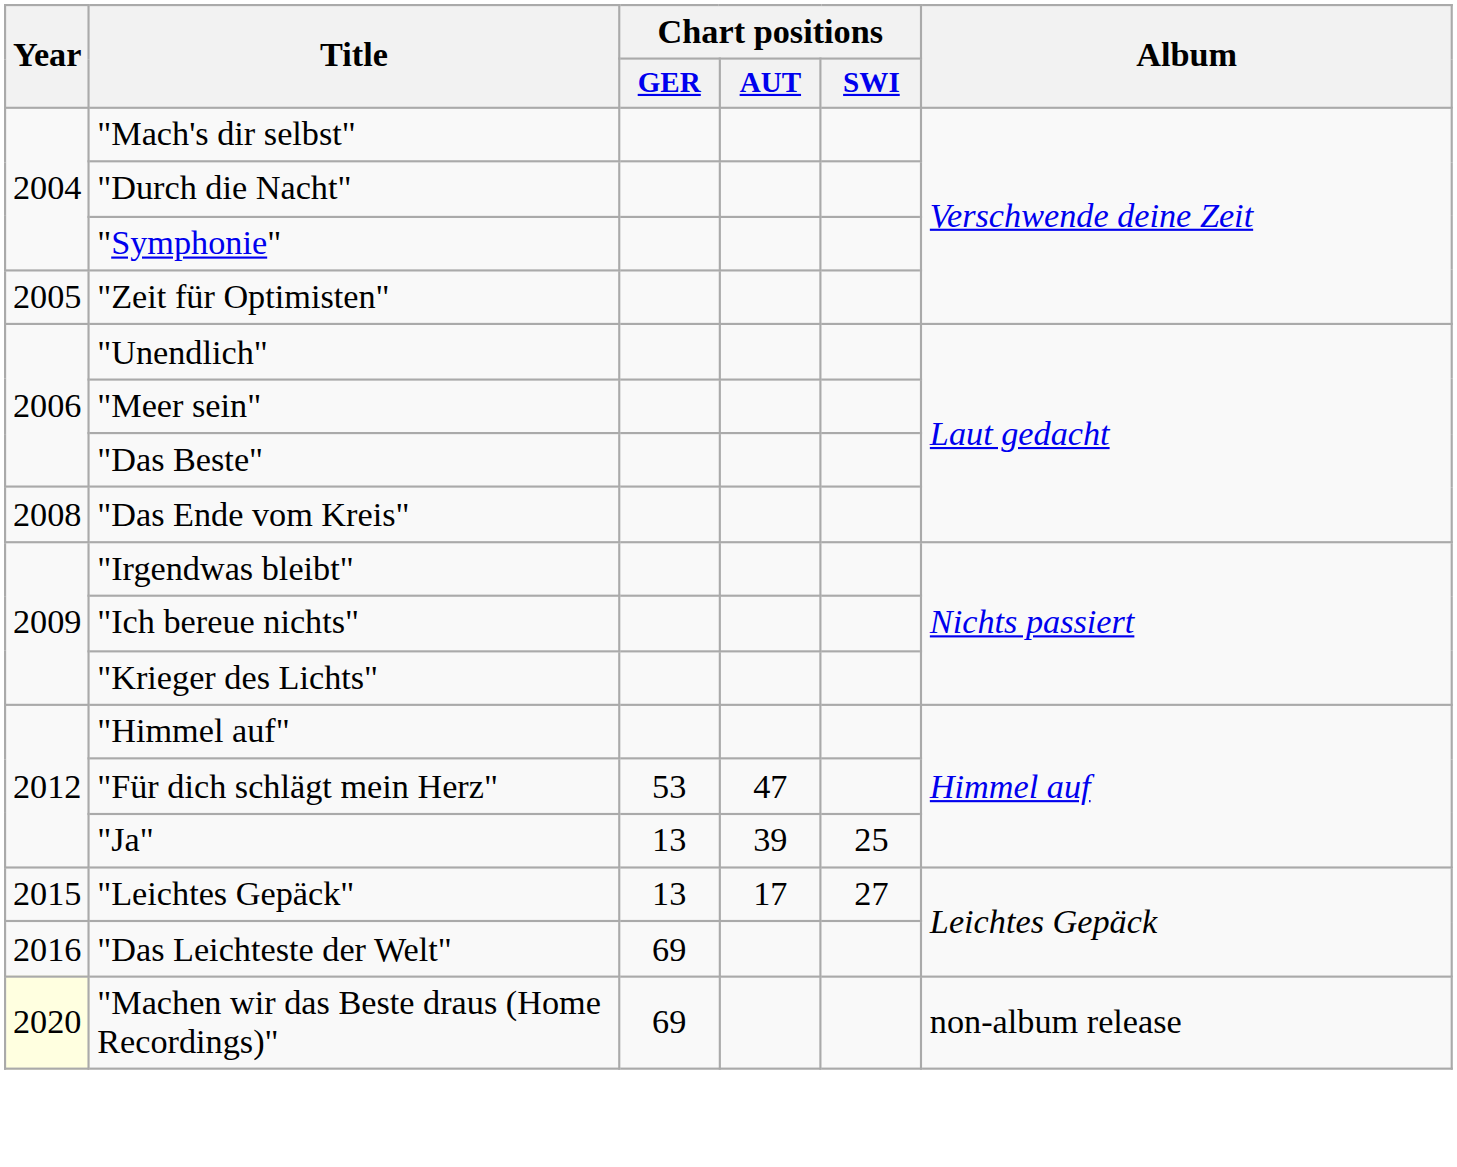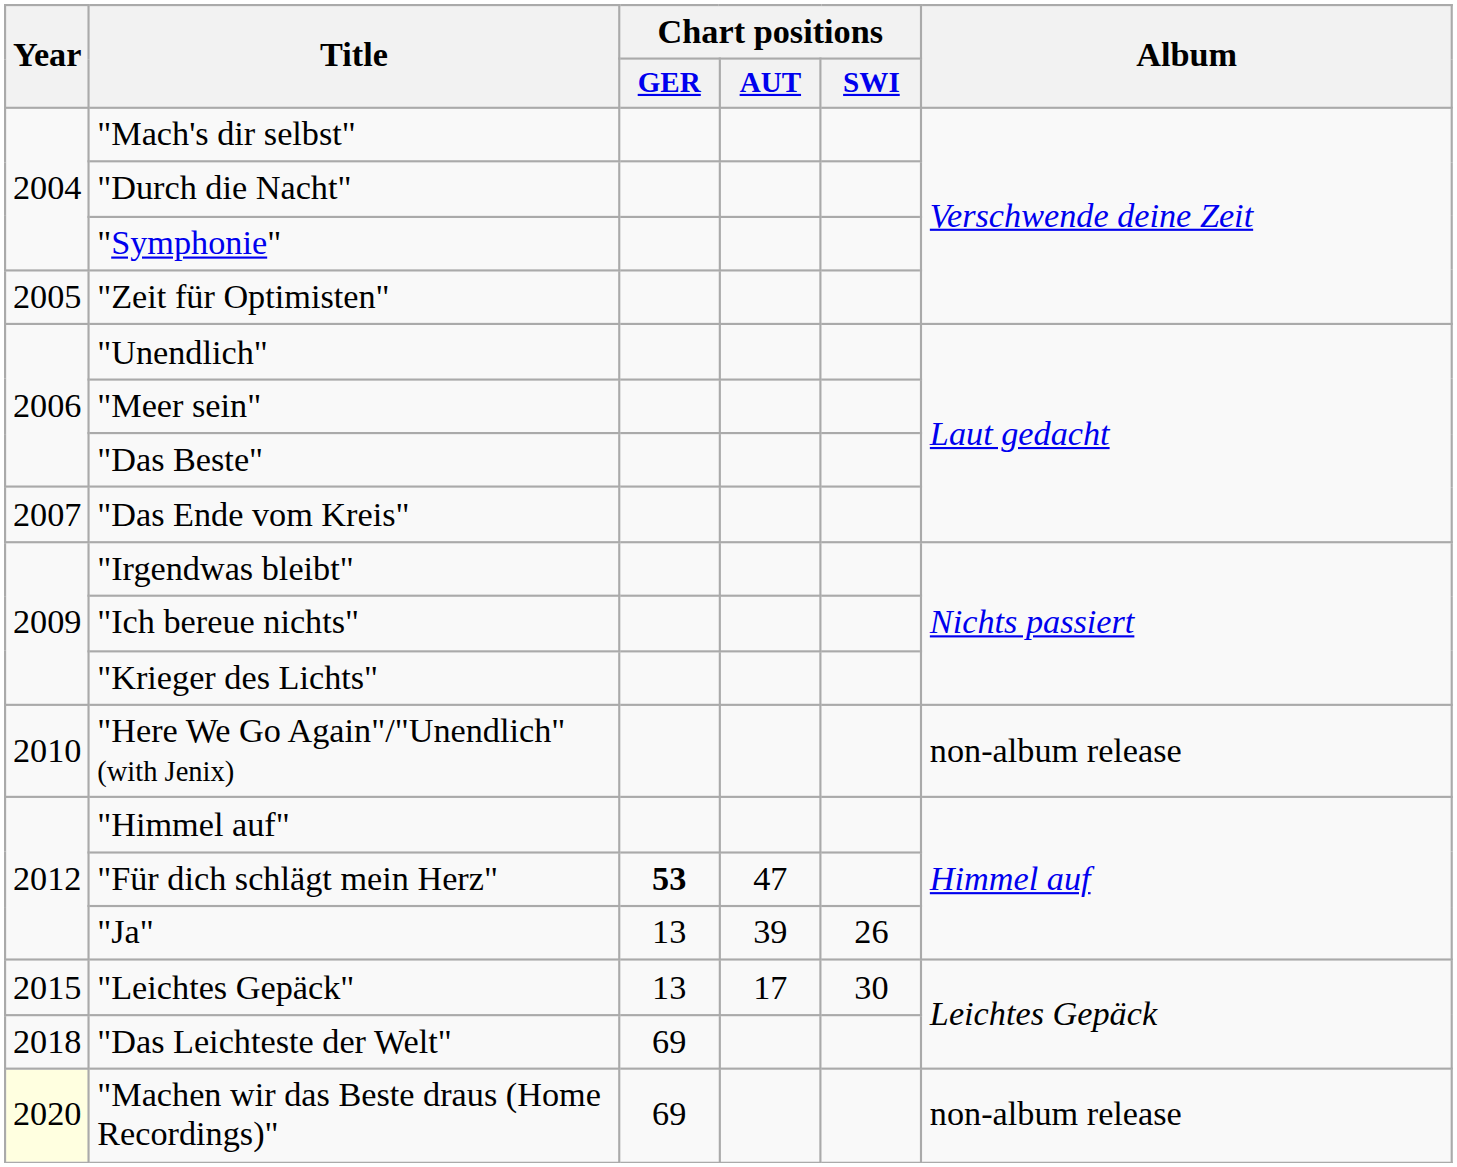(47, 514) 2008 -> (47, 514) 2007
+ row: (331, 750)
(669, 785) normal -> (669, 878) bold
(871, 839) 25 -> (871, 932) 26
(871, 894) 27 -> (871, 987) 30
(47, 948) 2016 -> (47, 1041) 2018
